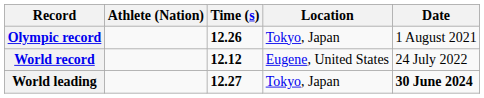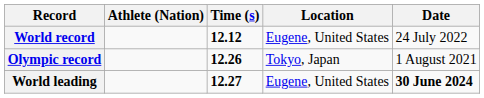rows swapped: (54, 59) <-> (54, 37)
(303, 81) Tokyo, Japan -> (327, 81) Eugene, United States
